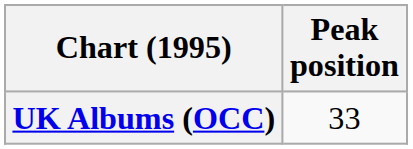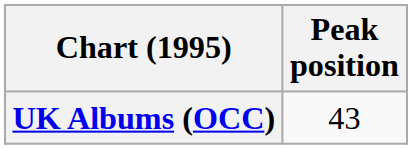(344, 117) 33 -> (344, 117) 43
